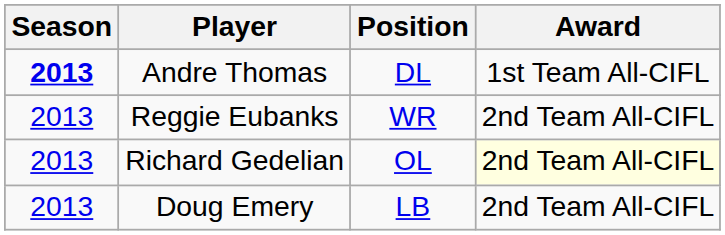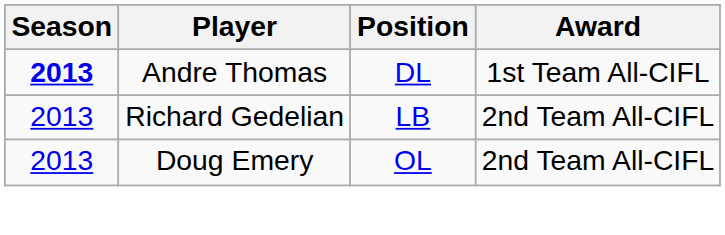- row: (235, 116)
(413, 161) OL -> (413, 116) LB
(598, 161) lightyellow background -> (598, 116) no background
(413, 206) LB -> (413, 161) OL
